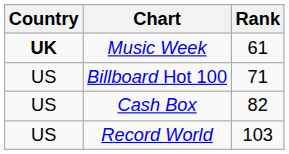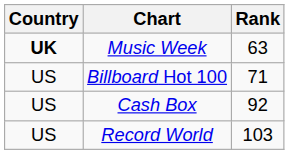(258, 47) 61 -> (258, 47) 63
(258, 105) 82 -> (258, 105) 92
